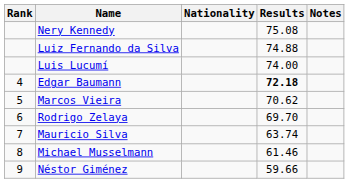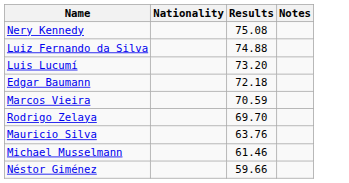- column: (20, 13)
(282, 65) 74.00 -> (251, 65) 73.20
(282, 83) bold -> (251, 83) normal
(282, 100) 70.62 -> (251, 100) 70.59
(282, 135) 63.74 -> (251, 135) 63.76
